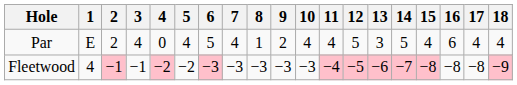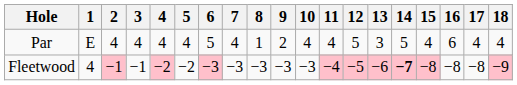(114, 42) 2 -> (114, 42) 4
(162, 42) 0 -> (162, 42) 4
(404, 67) normal -> (404, 67) bold
